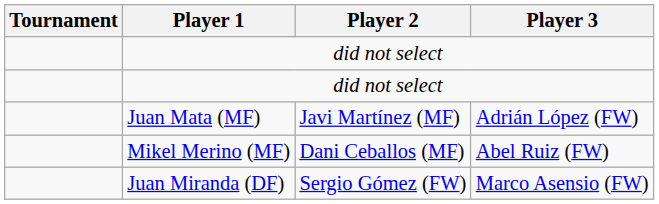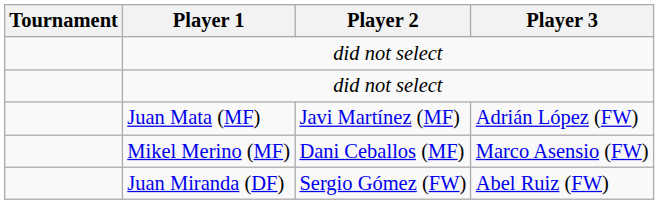(542, 150) Abel Ruiz (FW) -> (562, 150) Marco Asensio (FW)
(562, 183) Marco Asensio (FW) -> (542, 183) Abel Ruiz (FW)
